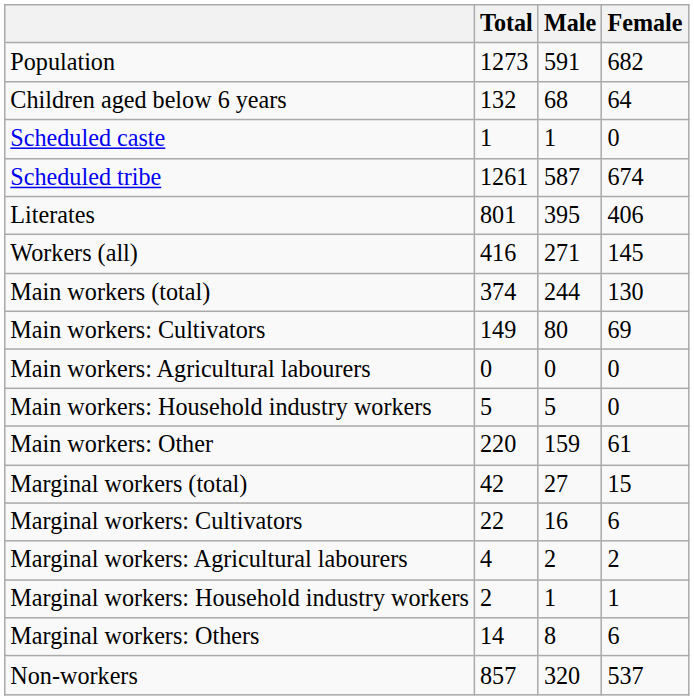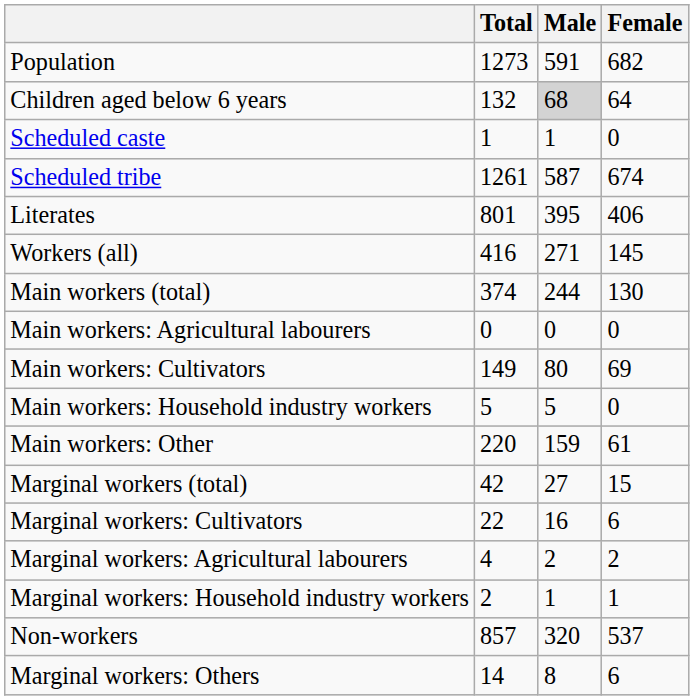(556, 100) no background -> (556, 100) lightgrey background
rows swapped: (138, 330) <-> (190, 368)
rows swapped: (135, 636) <-> (74, 675)
